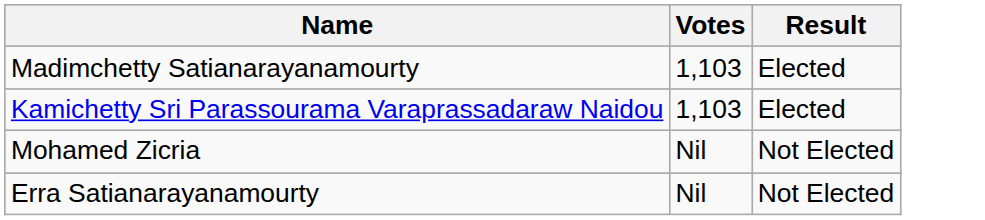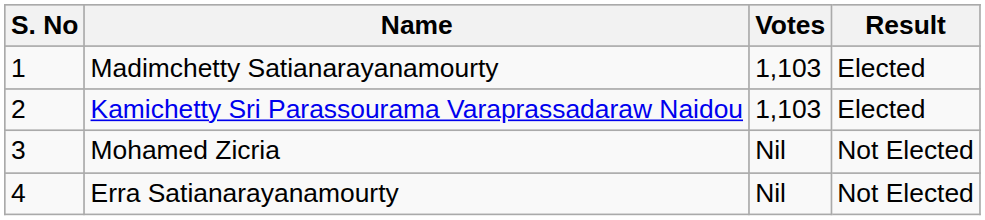+ column: (45, 25)
